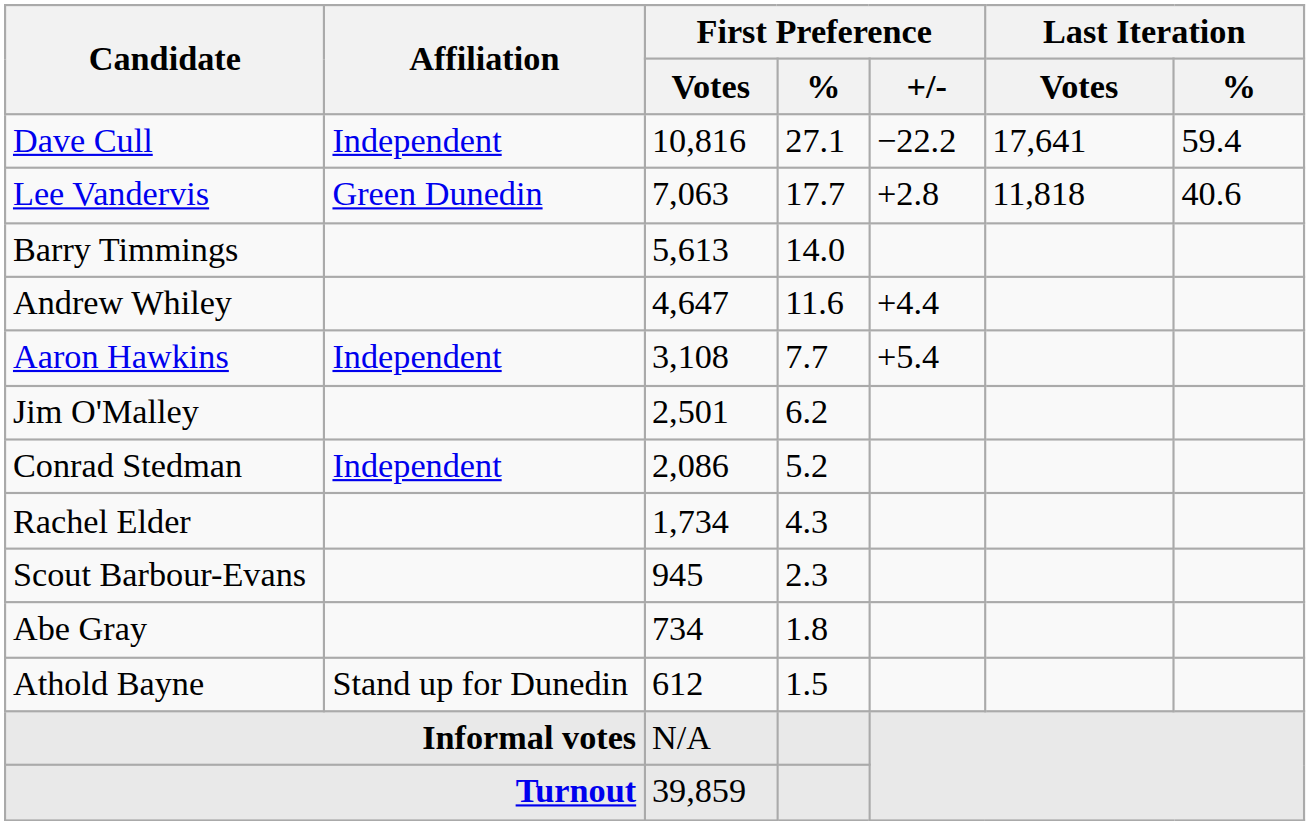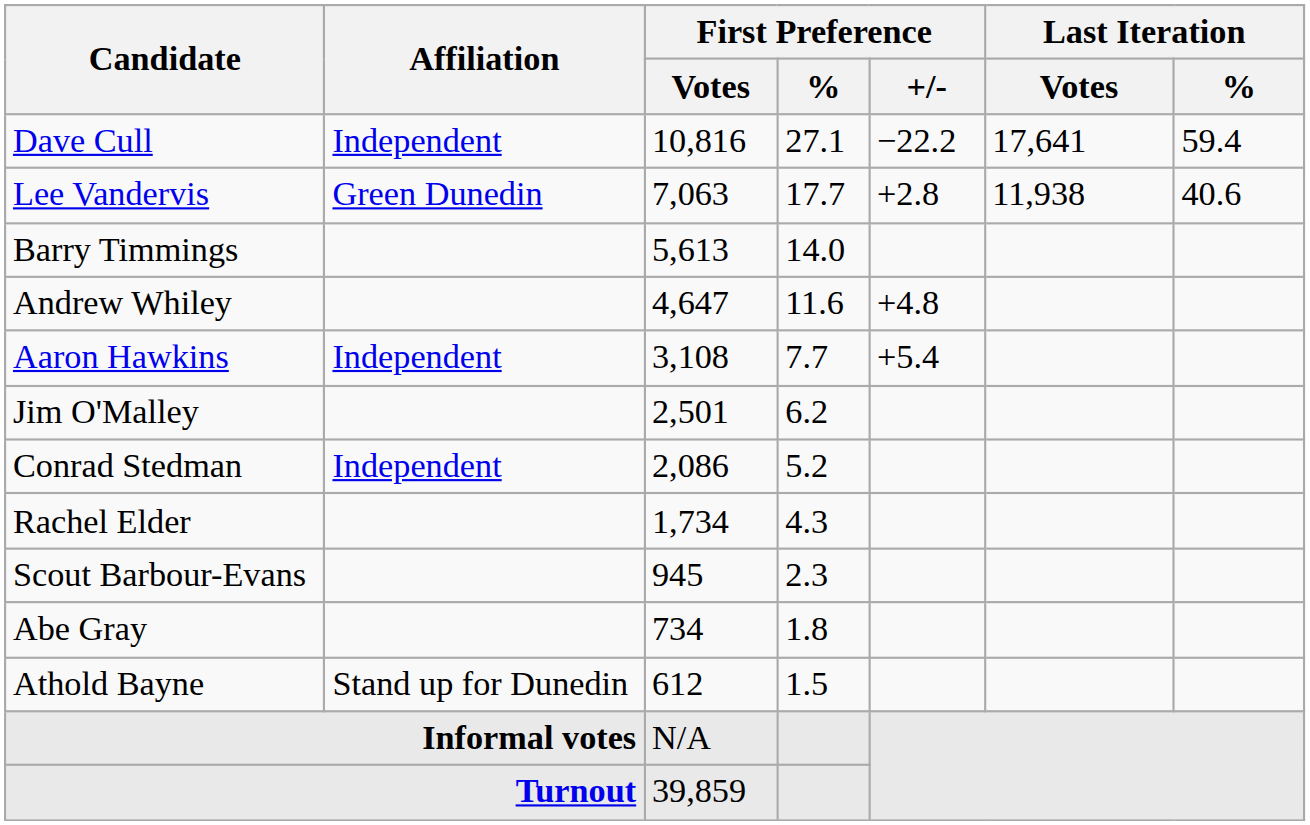(1039, 194) 11,818 -> (1039, 194) 11,938
(908, 303) +4.4 -> (908, 303) +4.8
